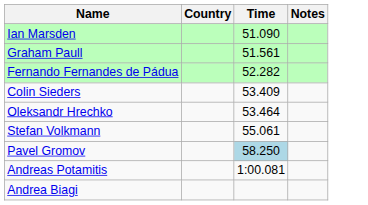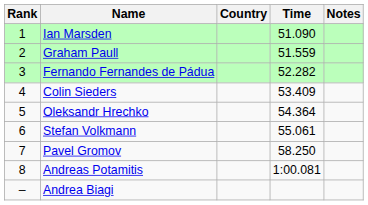+ column: (22, 14)
(261, 53) 51.561 -> (297, 53) 51.559
(261, 111) 53.464 -> (297, 111) 54.364
(261, 151) lightblue background -> (297, 151) no background
